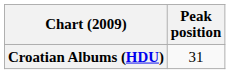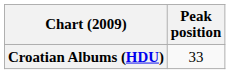(196, 56) 31 -> (196, 56) 33
